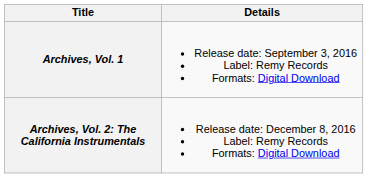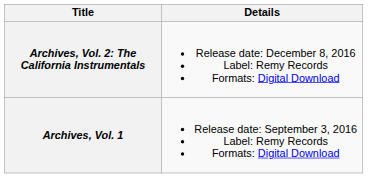rows swapped: (83, 59) <-> (83, 135)
